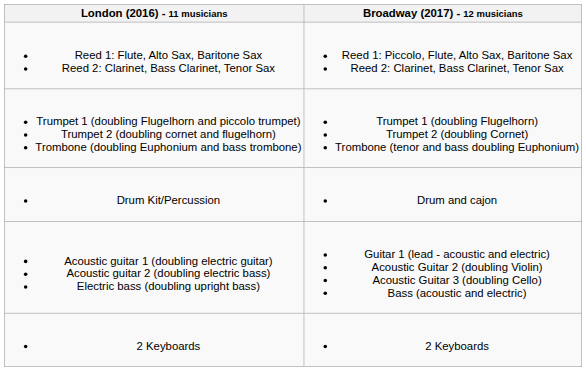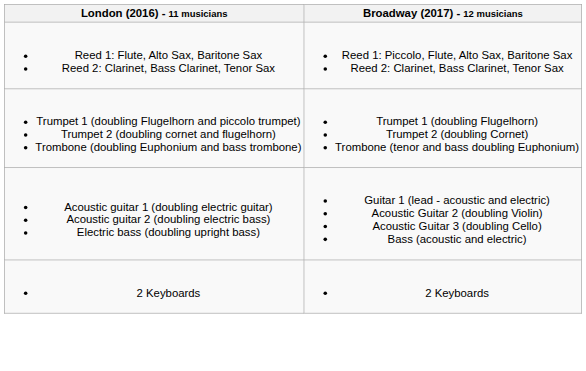- row: (154, 201)
